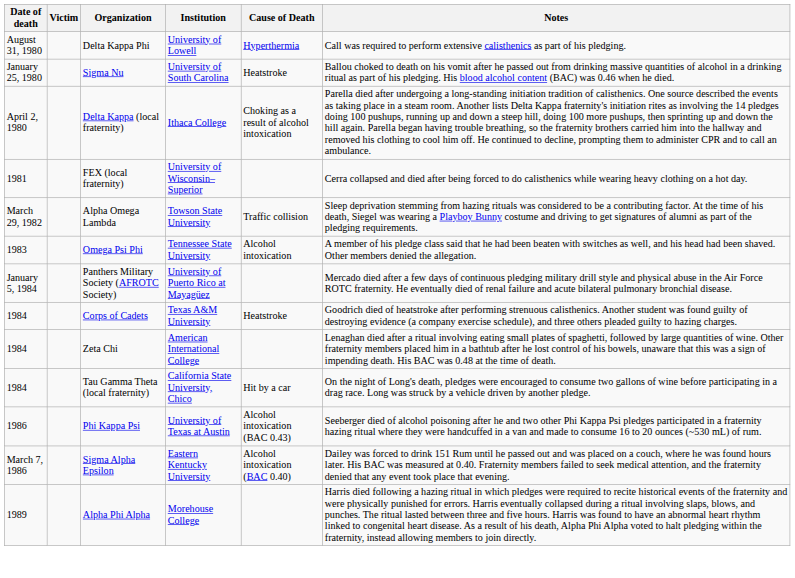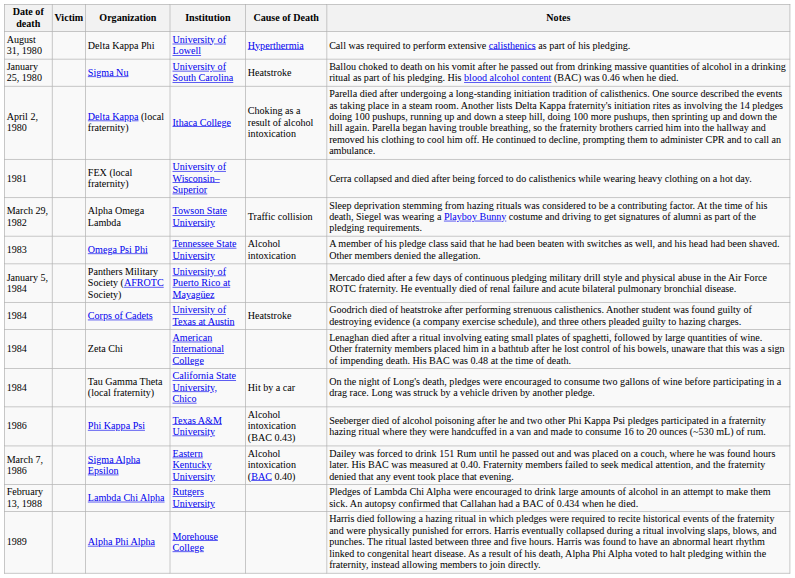(192, 316) Texas A&M University -> (204, 316) University of Texas at Austin
(199, 426) University of Texas at Austin -> (197, 426) Texas A&M University
+ row: (126, 498)
